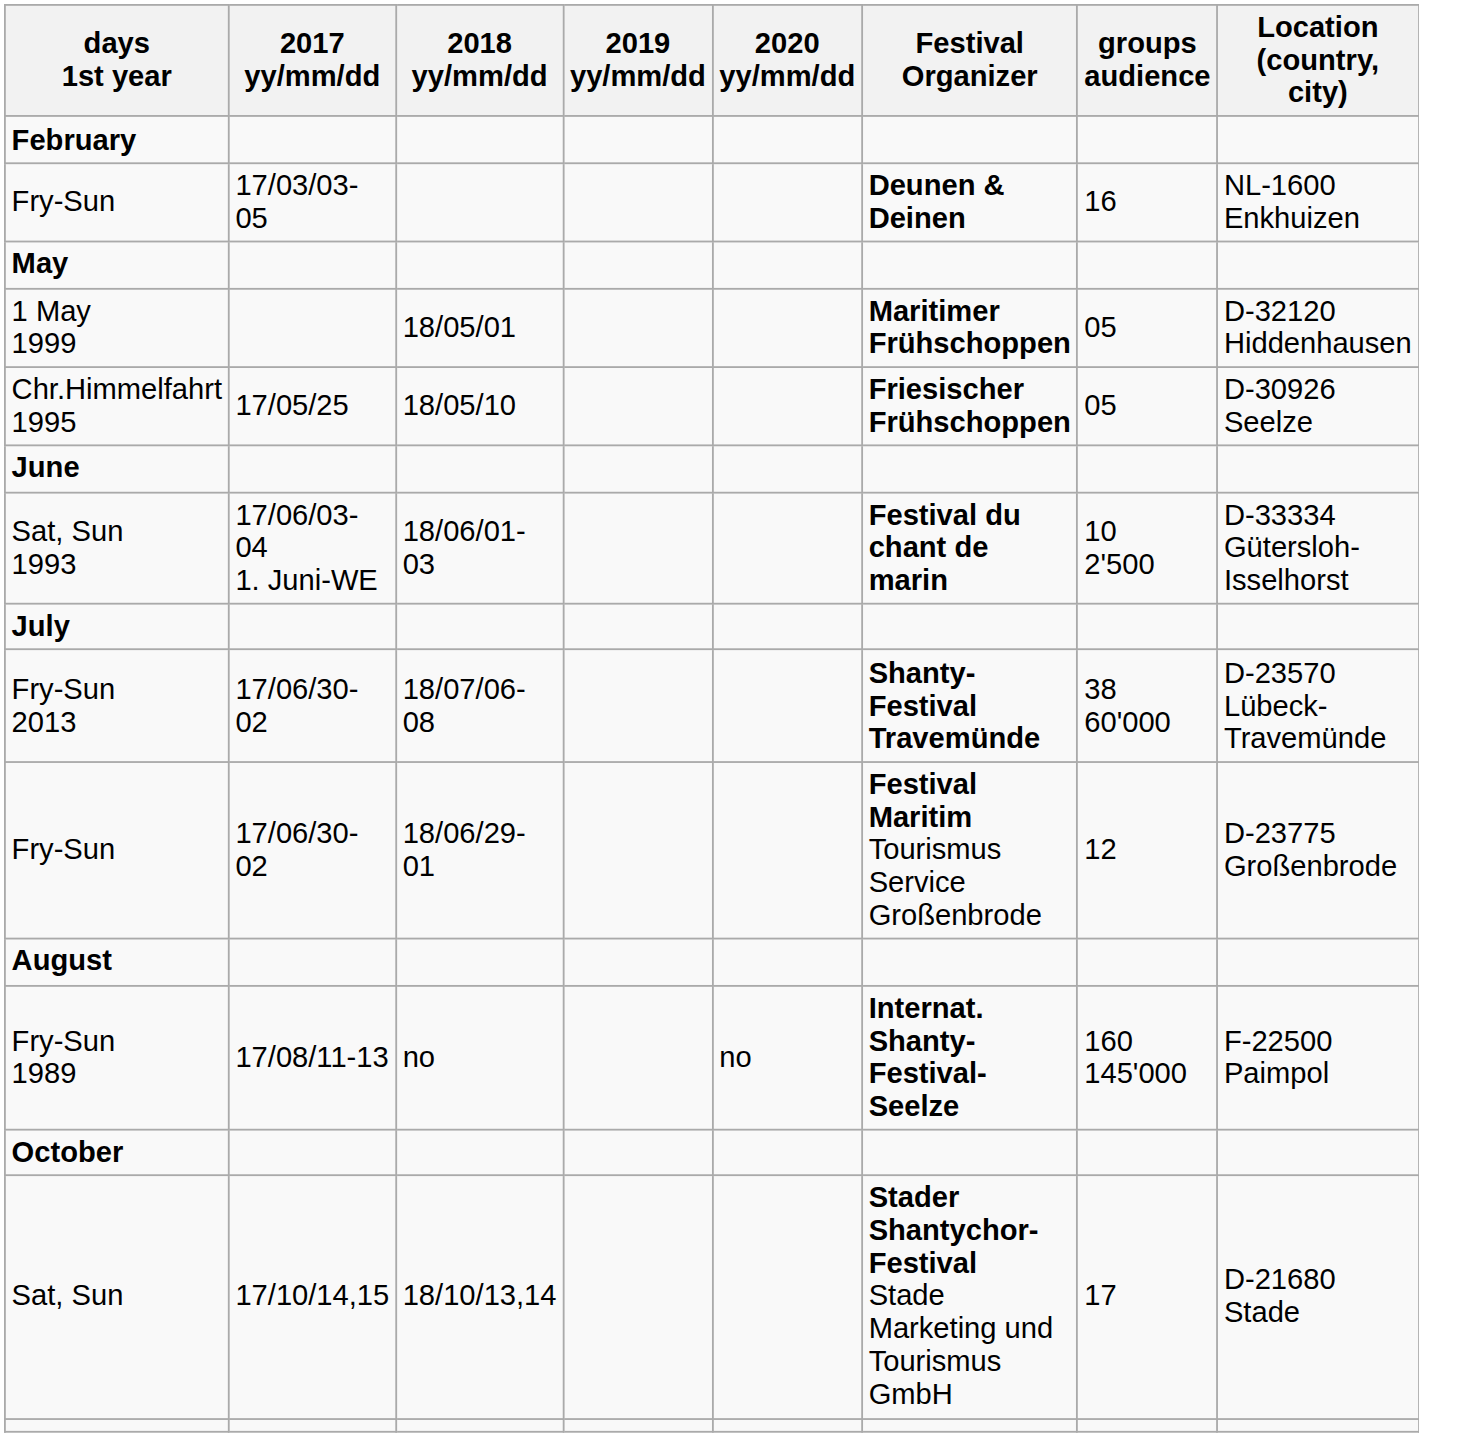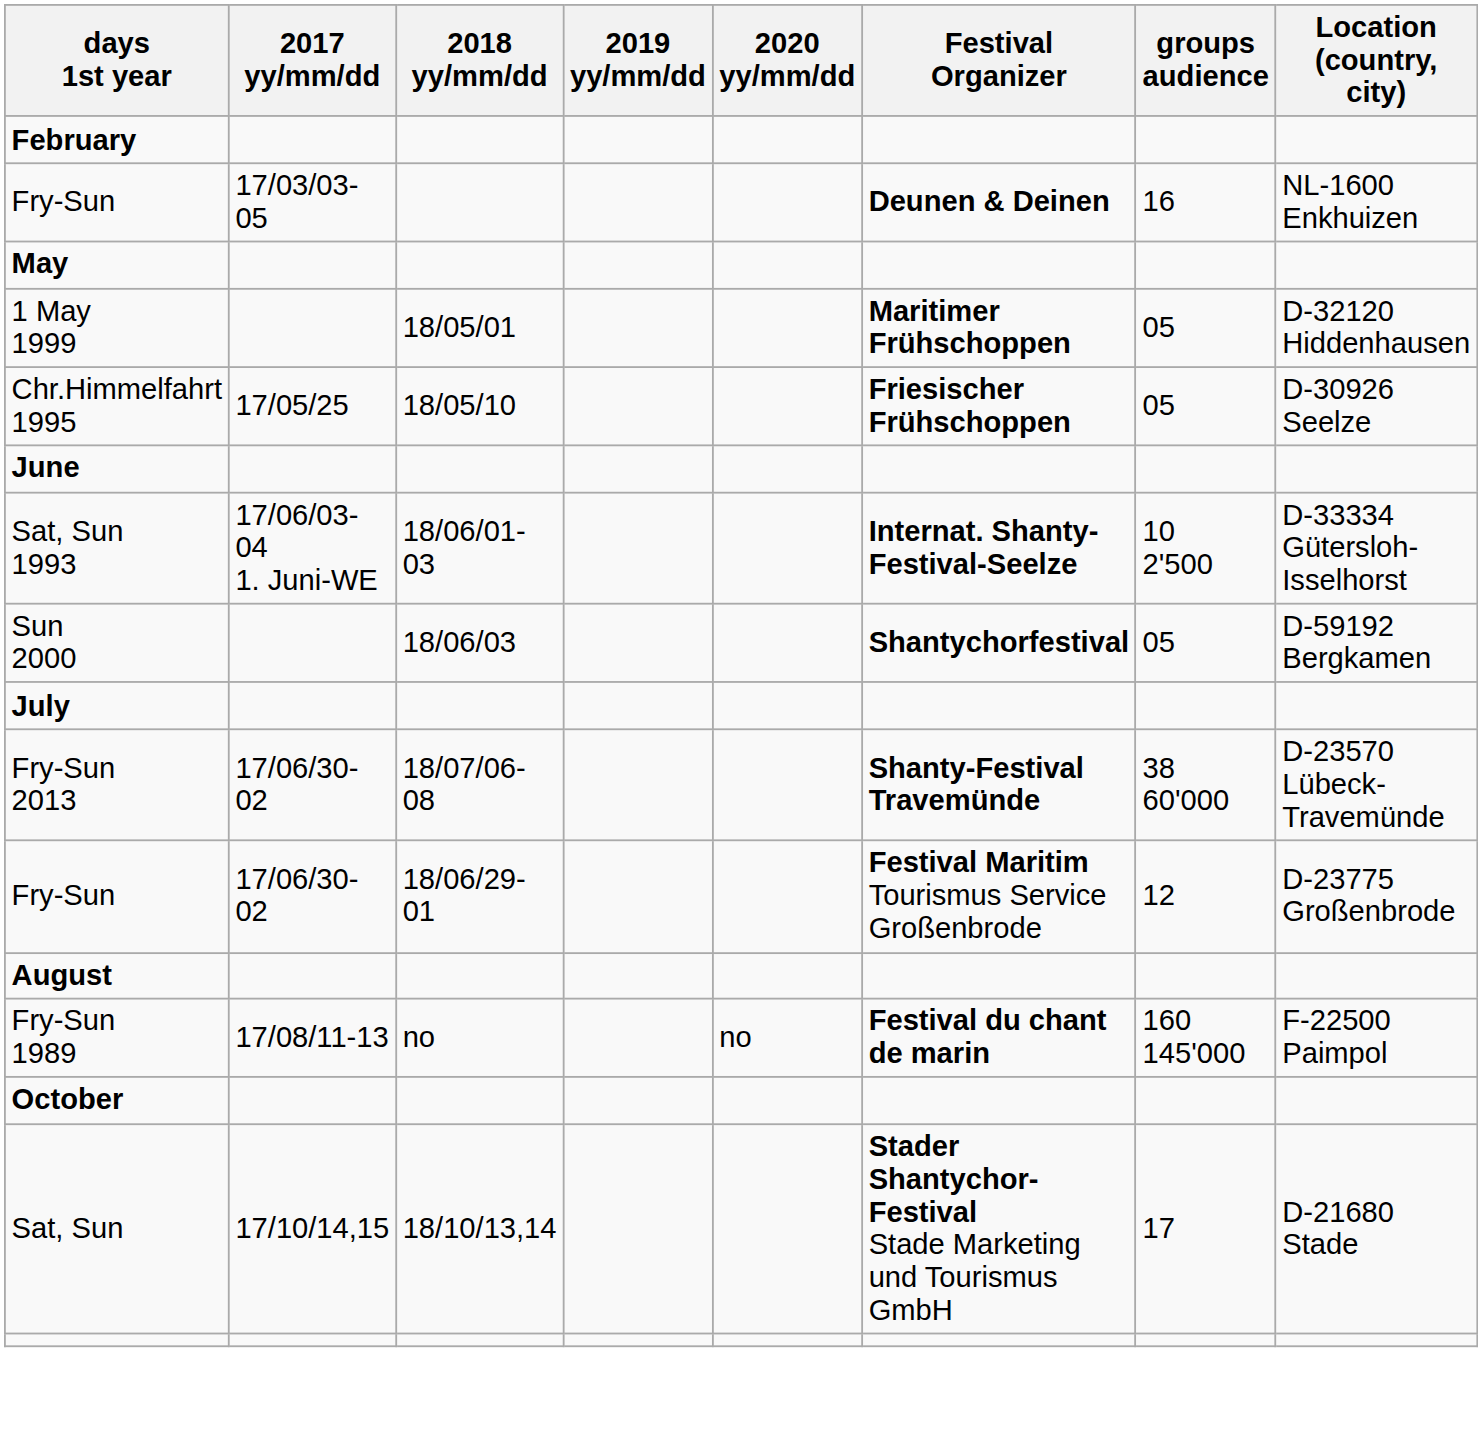(945, 547) Festival du chant de marin -> (984, 547) Internat. Shanty-Festival-Seelze
+ row: (44, 642)
(928, 1056) Internat. Shanty-Festival-Seelze -> (988, 1037) Festival du chant de marin
